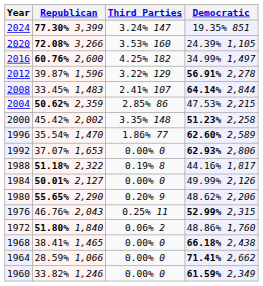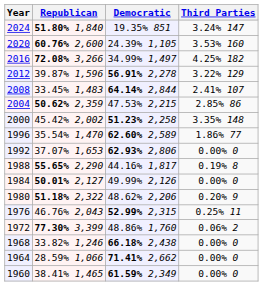columns swapped: (221, 13) <-> (145, 13)
(69, 28) 77.30% 3,399 -> (69, 28) 51.80% 1,840
(69, 43) 72.08% 3,266 -> (69, 43) 60.76% 2,600
(69, 59) 60.76% 2,600 -> (69, 59) 72.08% 3,266
(69, 166) 51.18% 2,322 -> (69, 166) 55.65% 2,290
(69, 197) 55.65% 2,290 -> (69, 197) 51.18% 2,322
(69, 227) 51.80% 1,840 -> (69, 227) 77.30% 3,399
(69, 243) 38.41% 1,465 -> (69, 243) 33.82% 1,246
(69, 274) 33.82% 1,246 -> (69, 274) 38.41% 1,465
